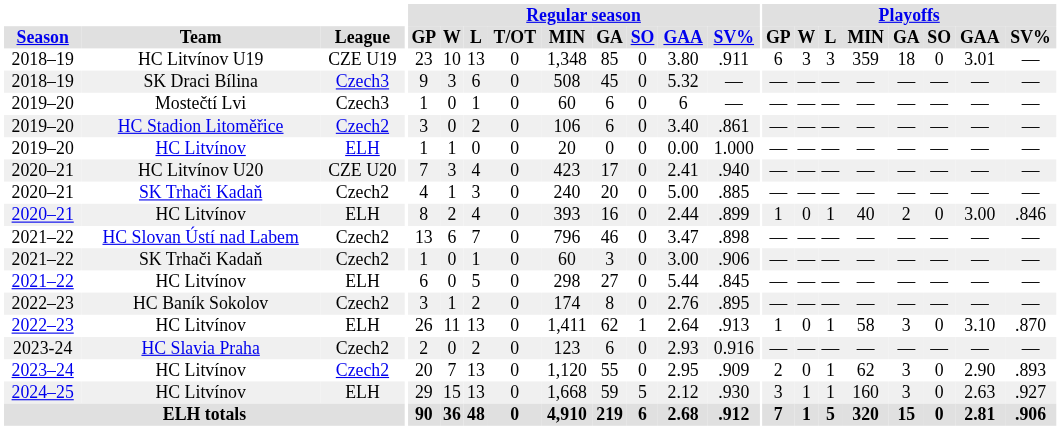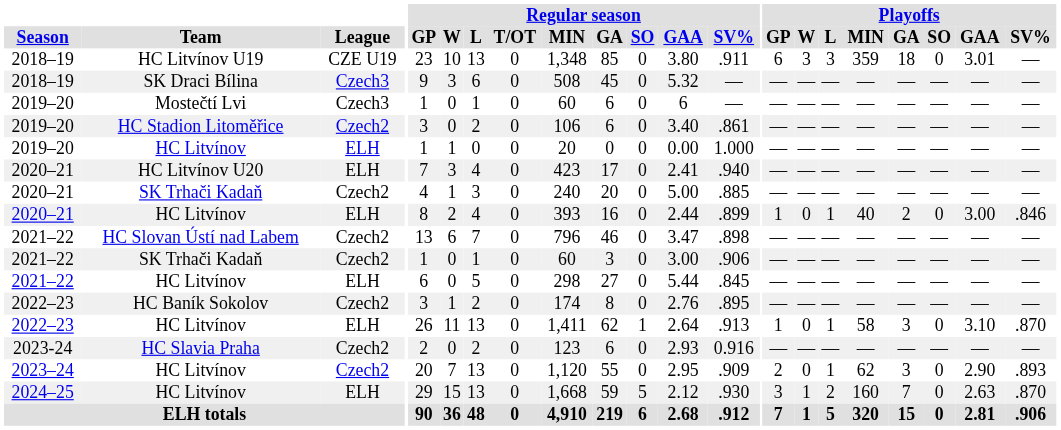(362, 170) CZE U20 -> (362, 170) ELH
(830, 392) 1 -> (830, 392) 2
(906, 392) 3 -> (906, 392) 7
(1031, 392) .927 -> (1031, 392) .870
